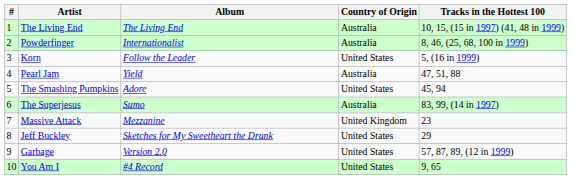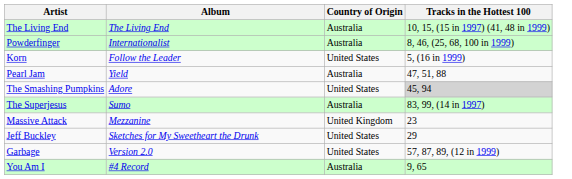- column: (11, 12)
(434, 89) no background -> (419, 89) lightgrey background
(367, 167) United States -> (345, 167) Australia
